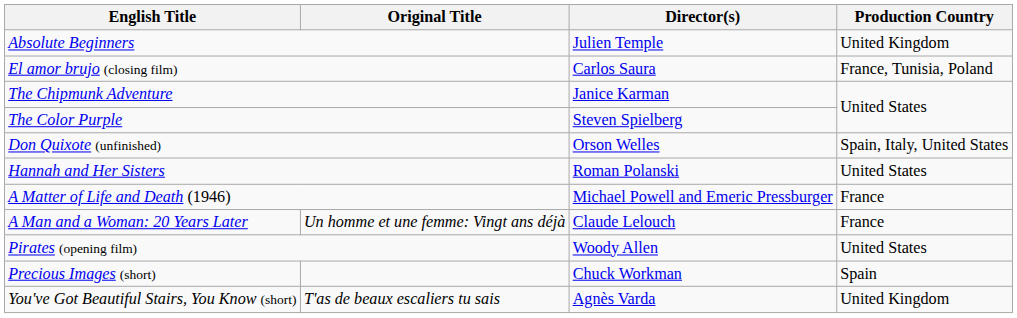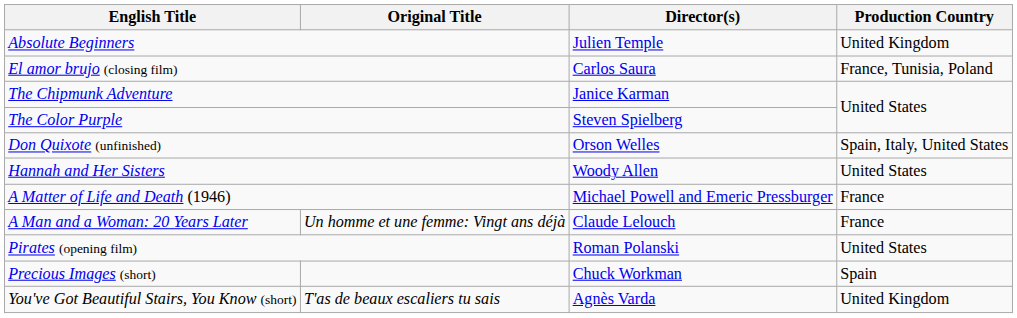(626, 171) Roman Polanski -> (615, 171) Woody Allen
(615, 247) Woody Allen -> (626, 247) Roman Polanski
